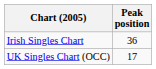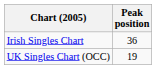(132, 56) 17 -> (132, 56) 19
